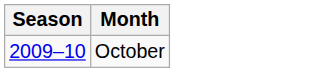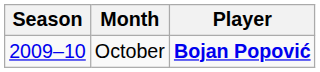+ column: (242, 20)
